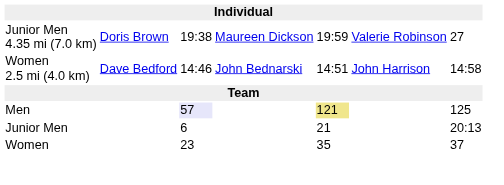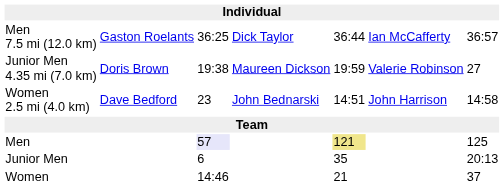+ row: (51, 37)
(196, 68) 14:46 -> (204, 100) 23
(324, 127) 21 -> (341, 159) 35
(187, 145) 23 -> (213, 176) 14:46
(324, 145) 35 -> (341, 176) 21
